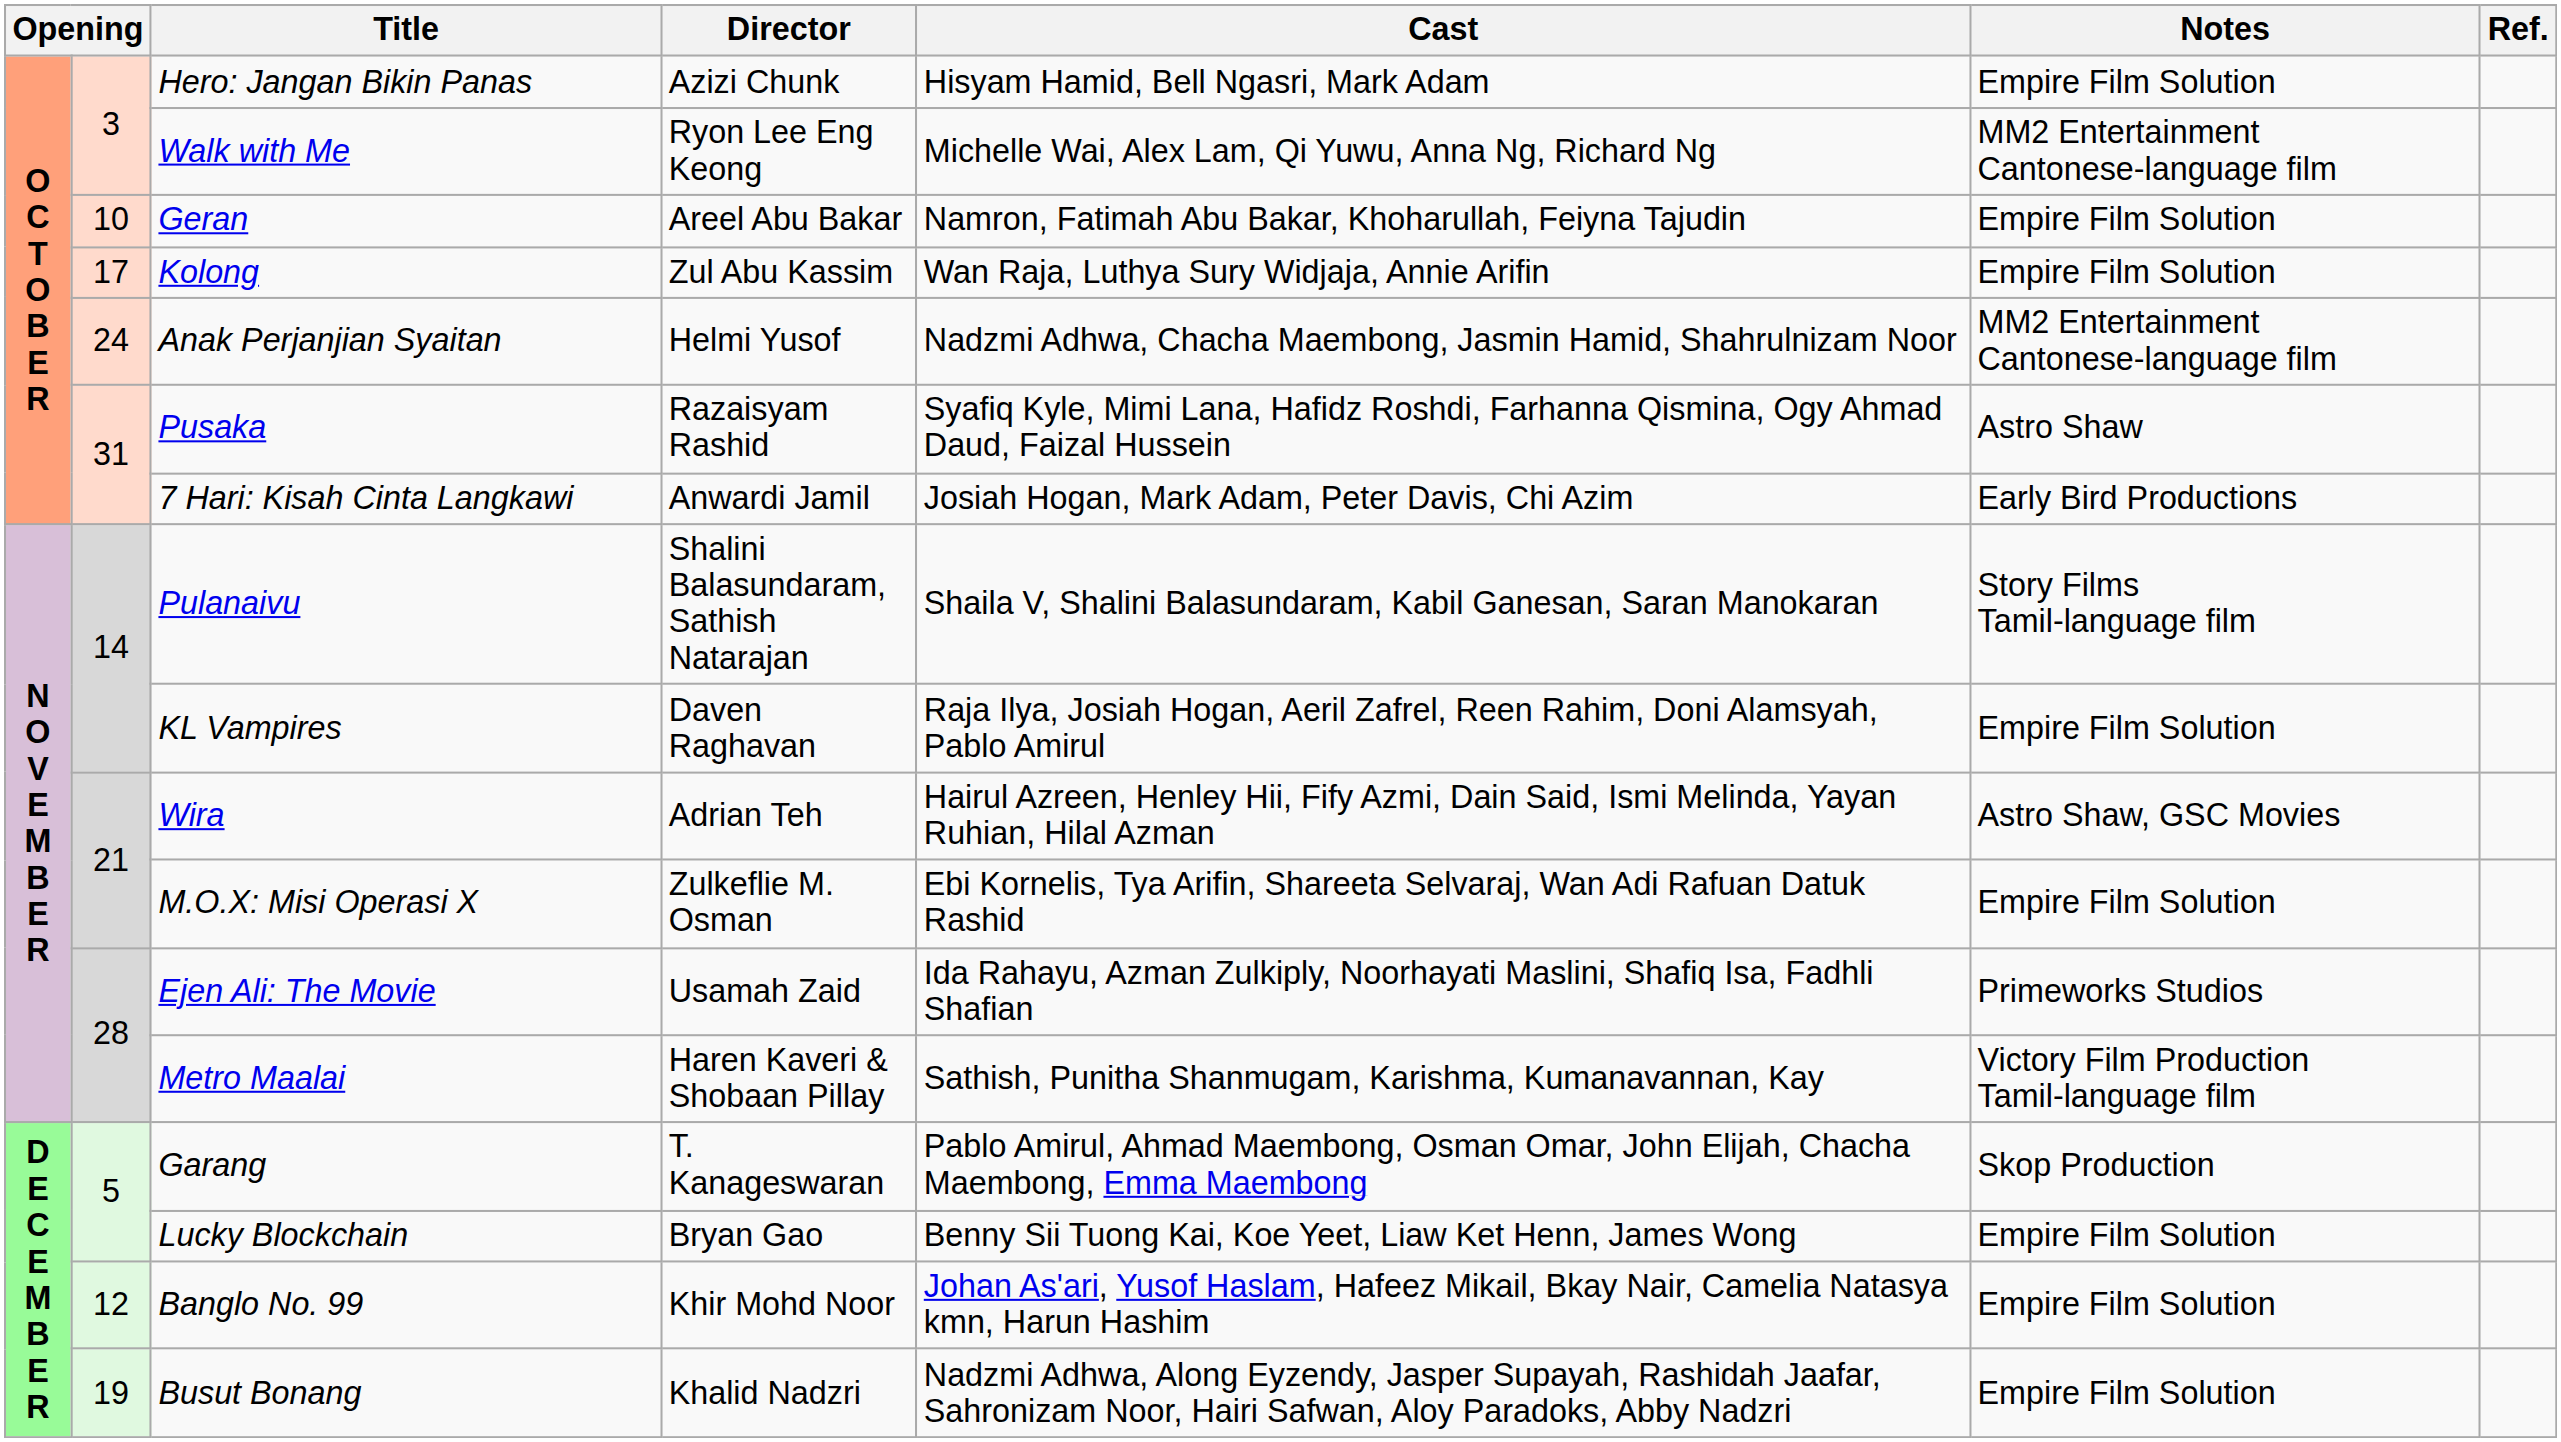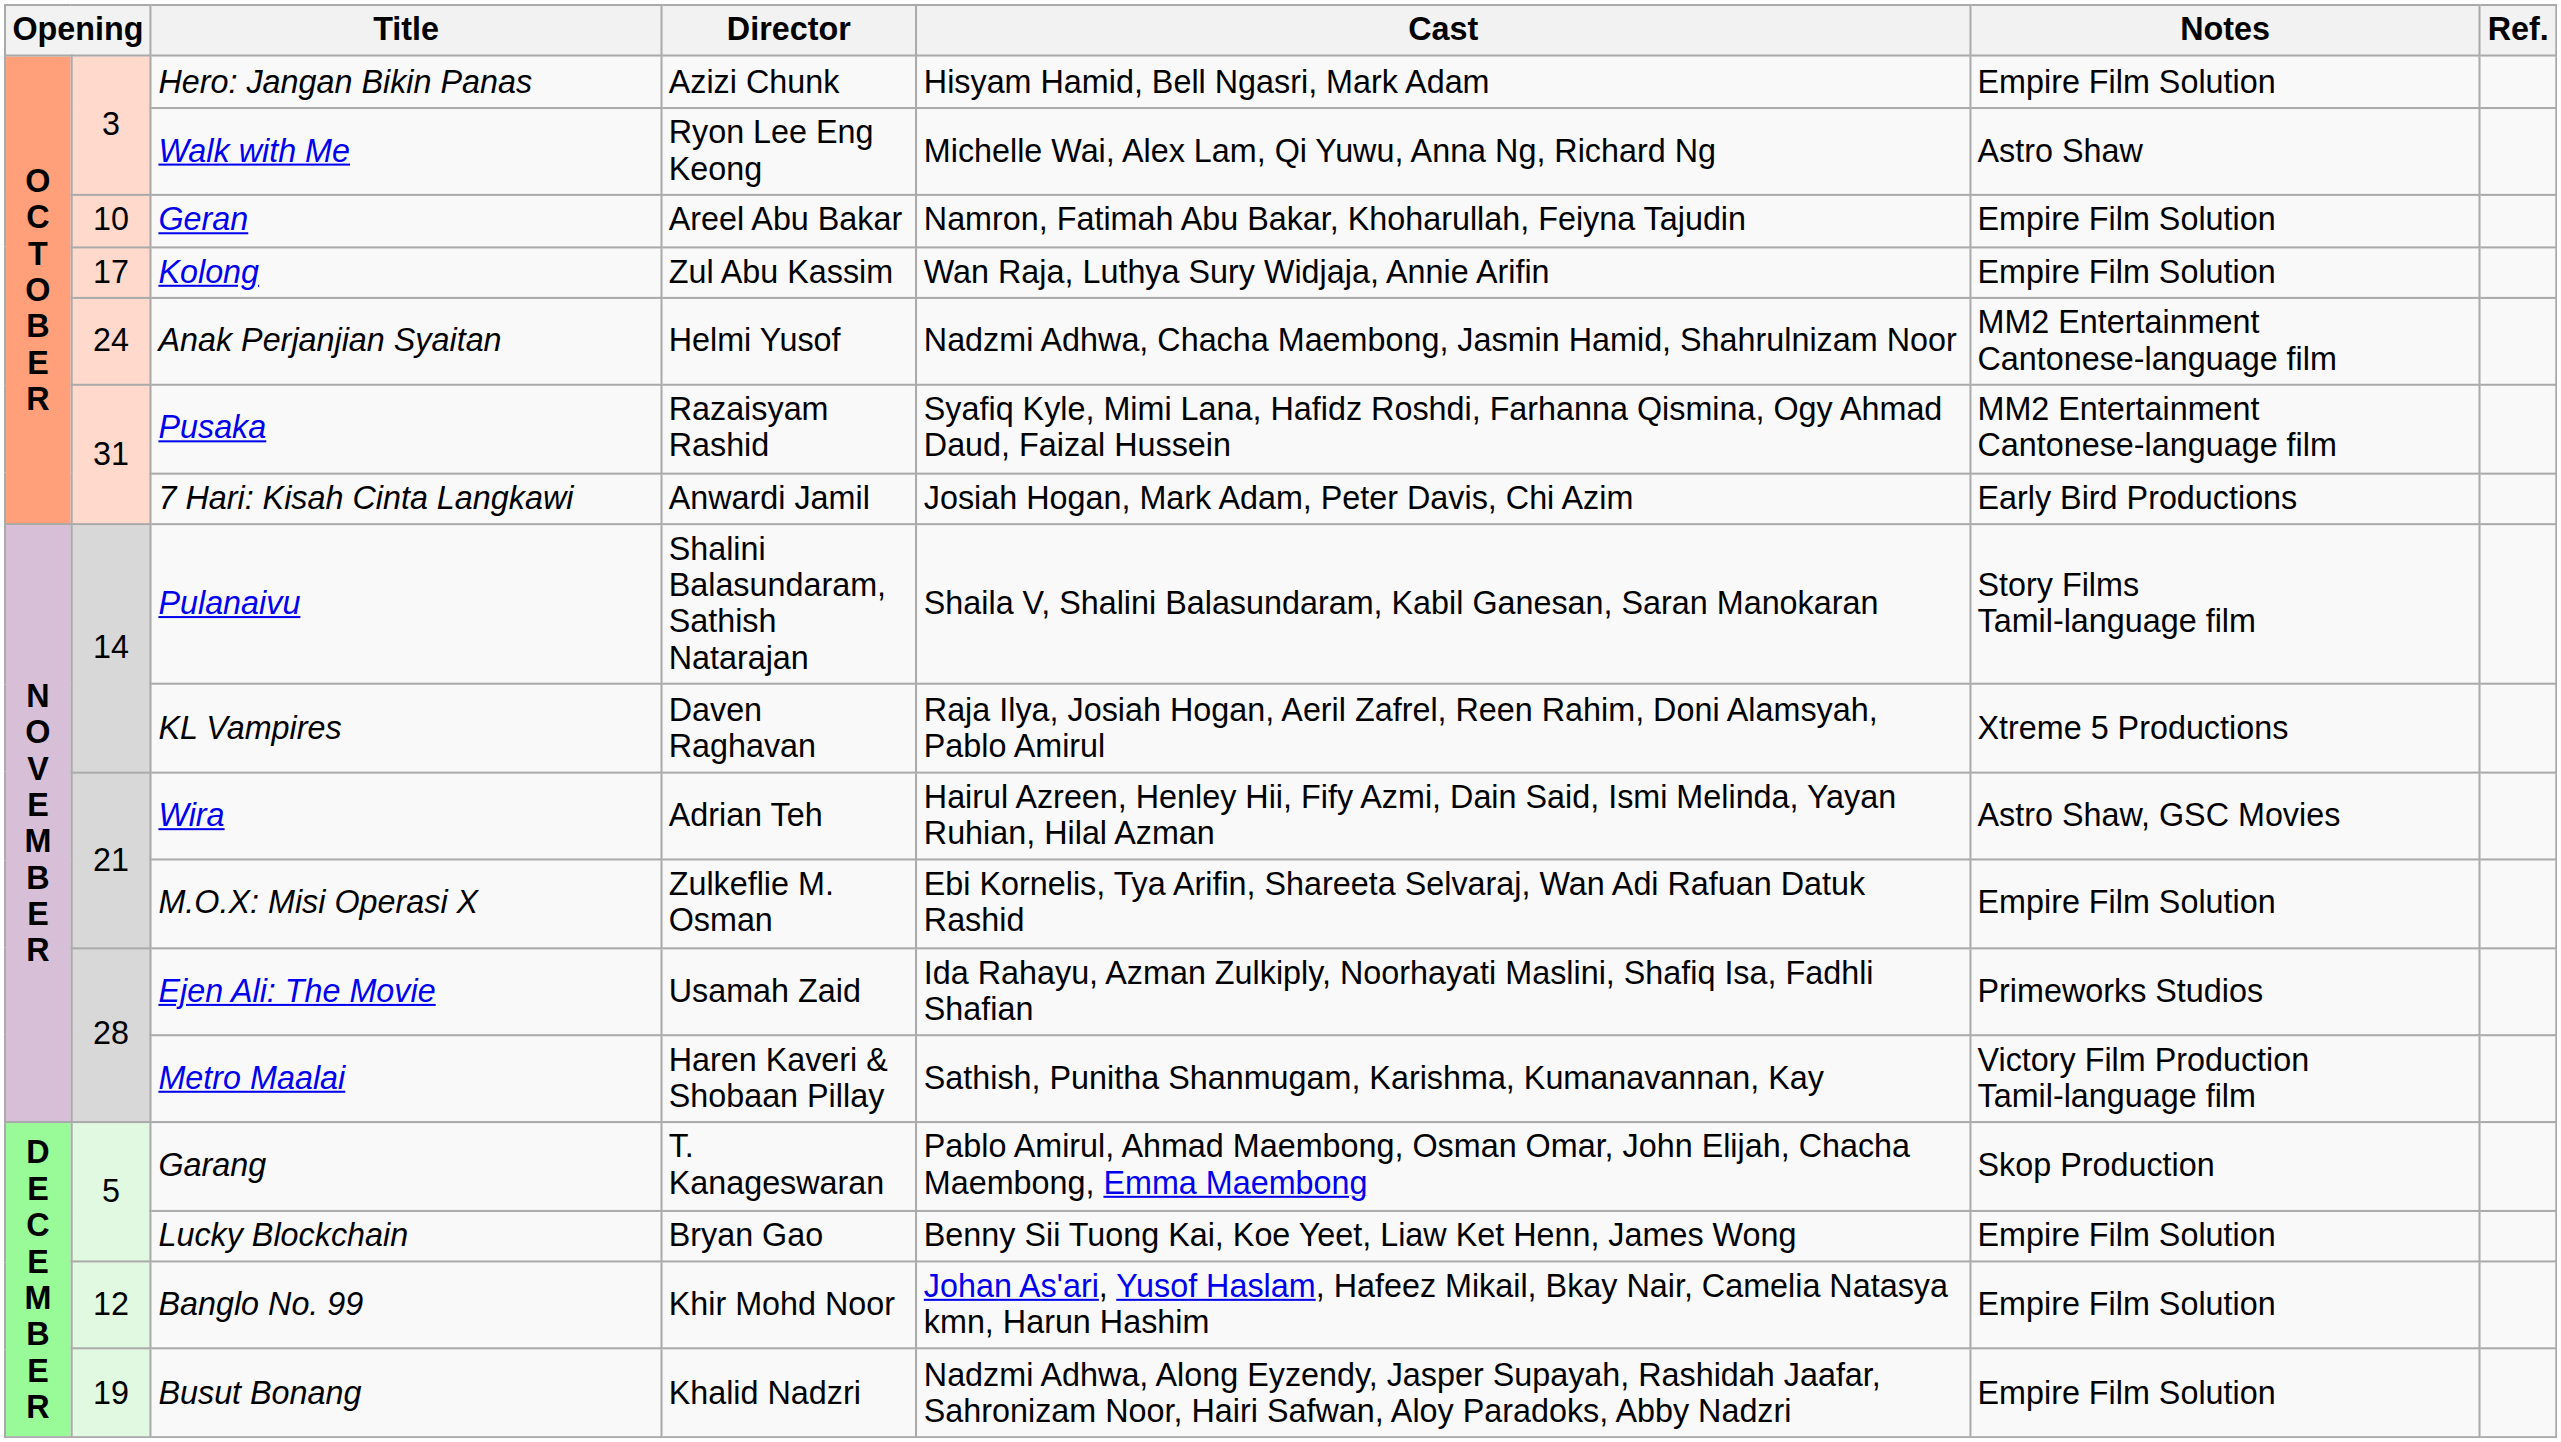(2157, 150) MM2 Entertainment Cantonese-language film -> (2060, 150) Astro Shaw
(2060, 428) Astro Shaw -> (2157, 428) MM2 Entertainment Cantonese-language film
(2127, 727) Empire Film Solution -> (2133, 727) Xtreme 5 Productions
